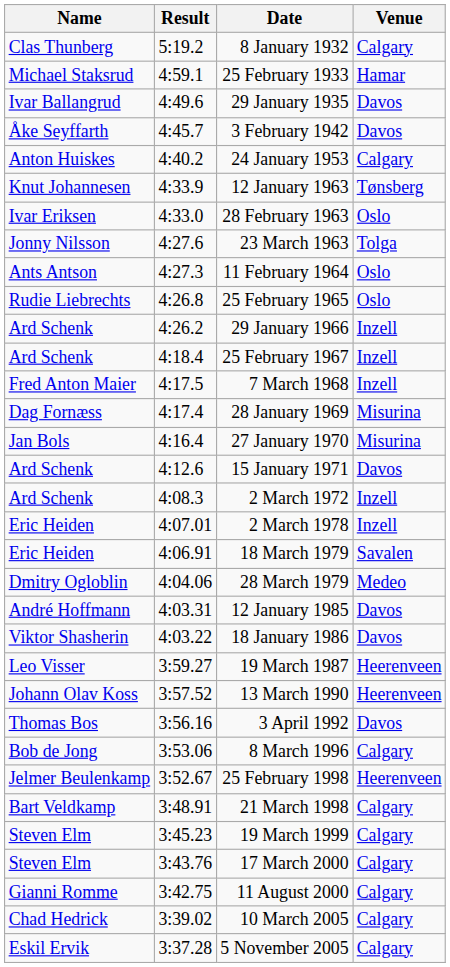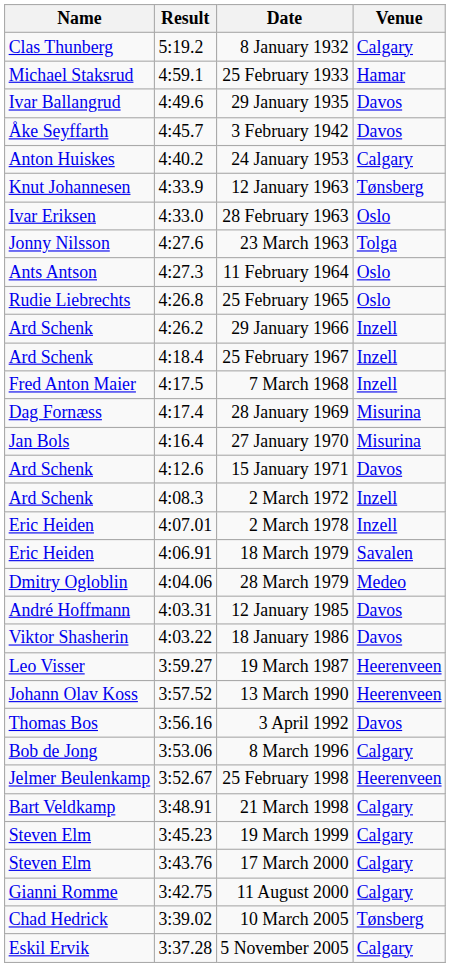(385, 919) Calgary -> (390, 919) Tønsberg
